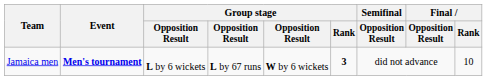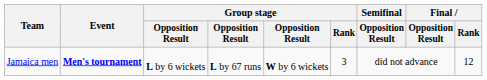(344, 61) bold -> (344, 61) normal
(468, 61) 10 -> (468, 61) 12
